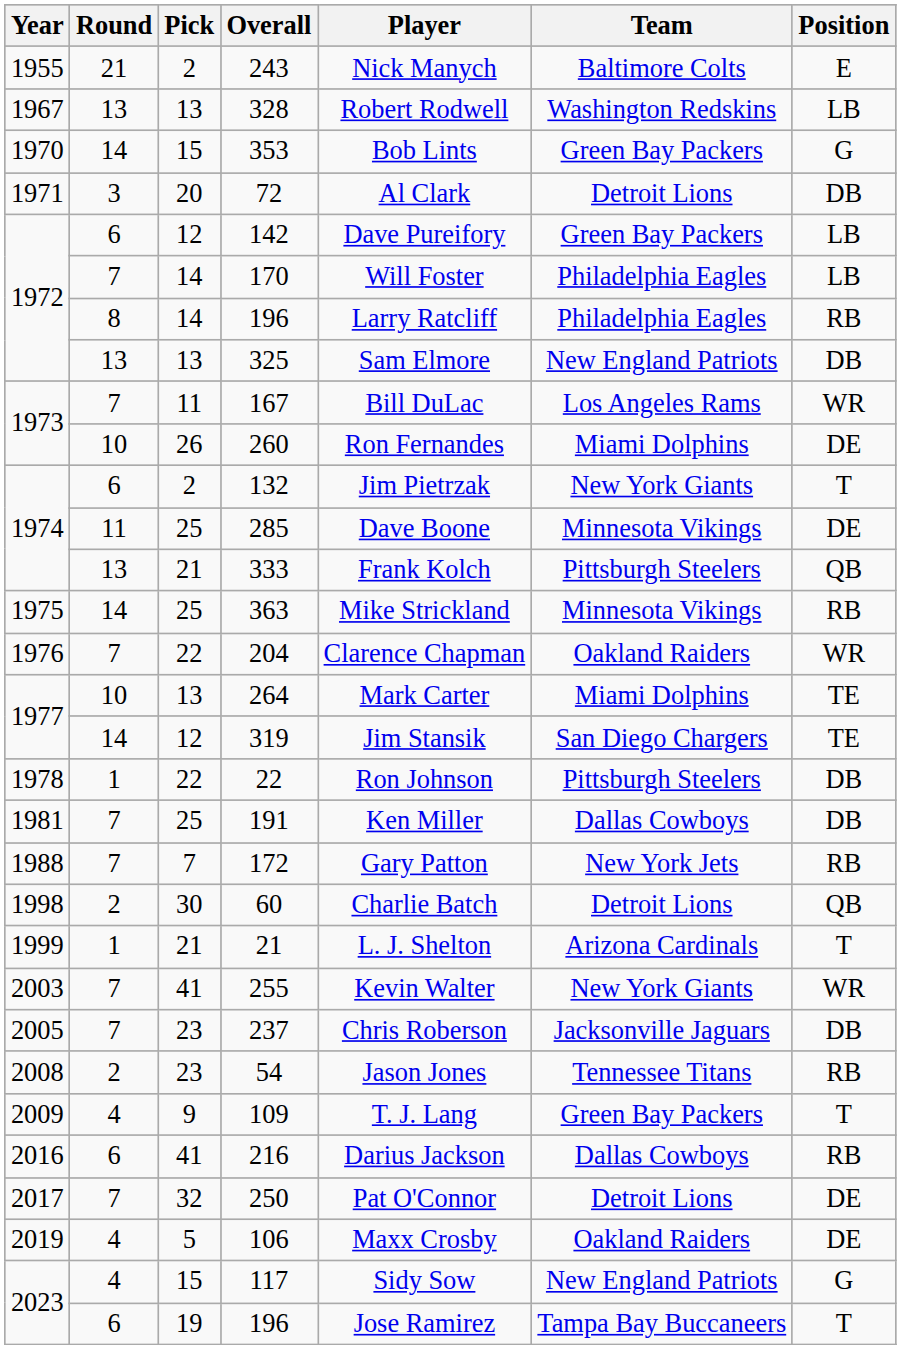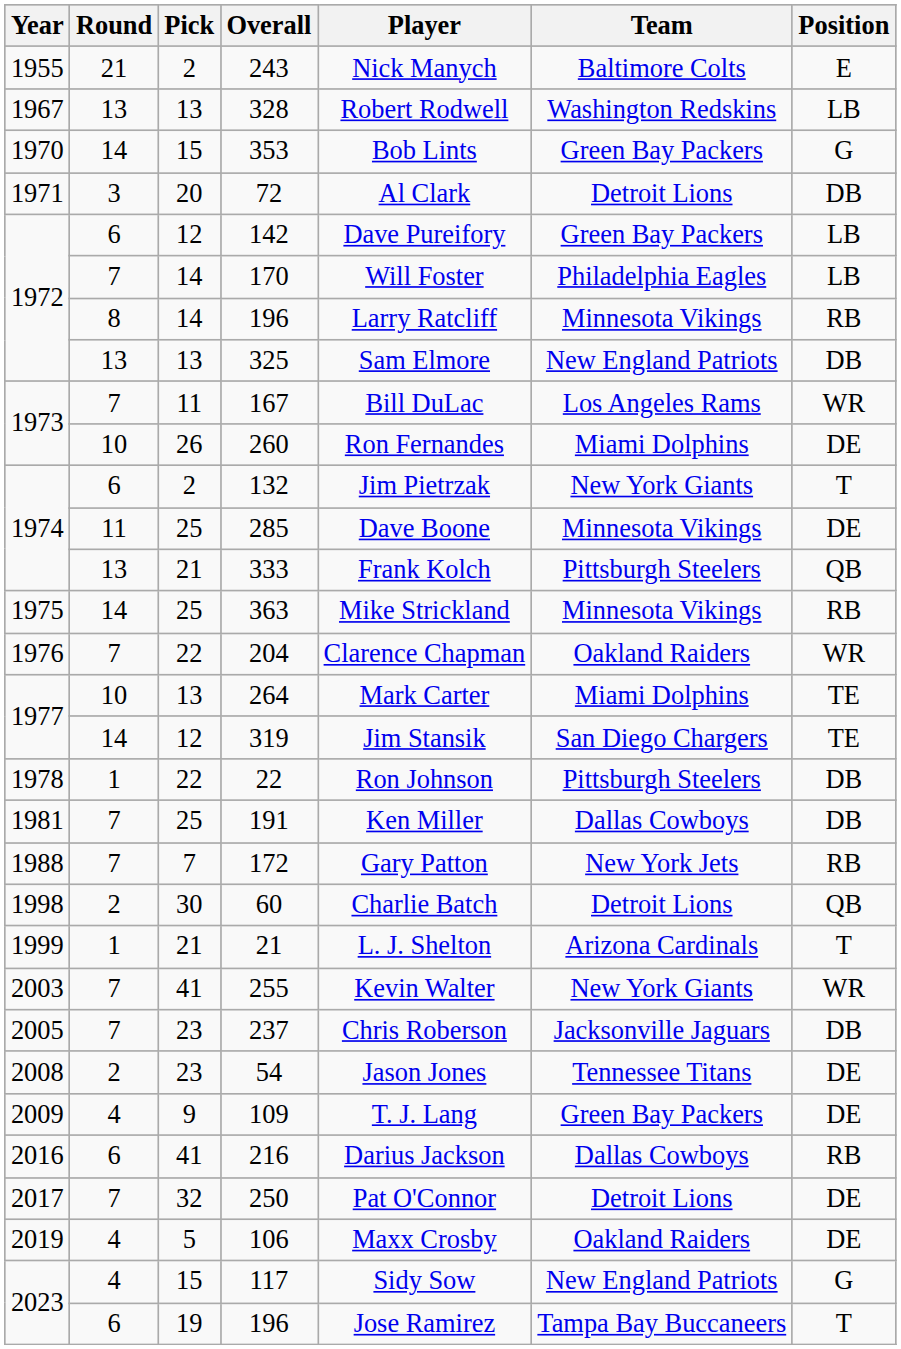(662, 318) Philadelphia Eagles -> (662, 318) Minnesota Vikings
(844, 1072) RB -> (844, 1072) DE
(844, 1114) T -> (844, 1114) DE
